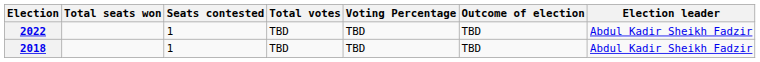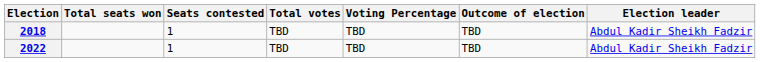rows swapped: (33, 48) <-> (33, 31)
